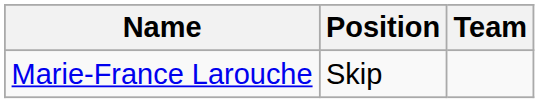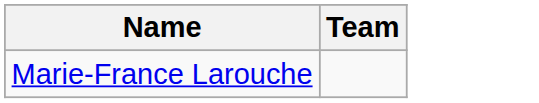- column: (383, 27)
